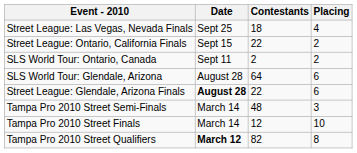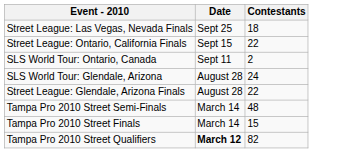- column: (332, 12)
(256, 76) 64 -> (253, 76) 24
(222, 92) bold -> (220, 92) normal
(256, 124) 12 -> (253, 124) 15
